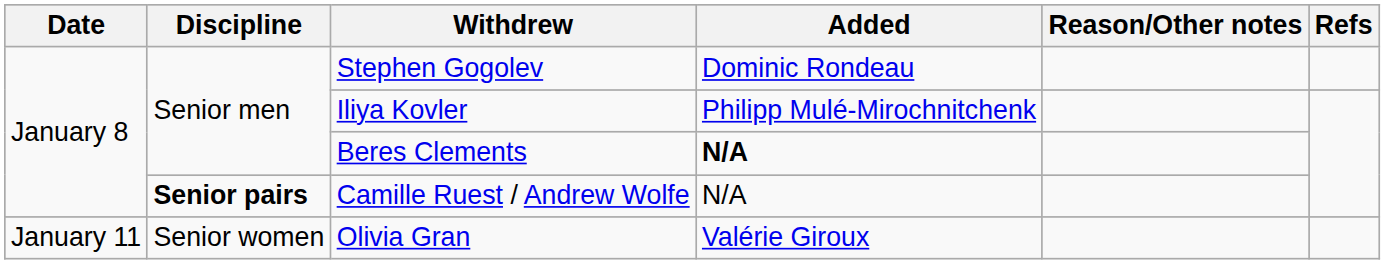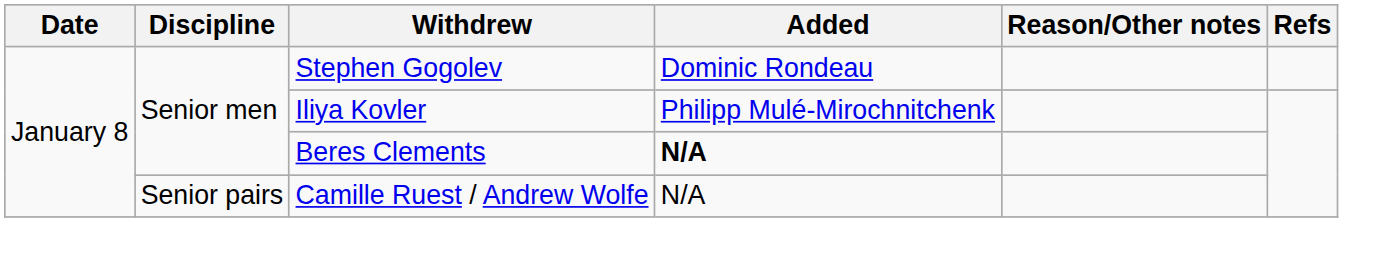(231, 195) bold -> (212, 195) normal
- row: (403, 237)
